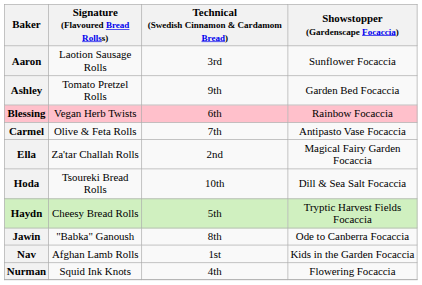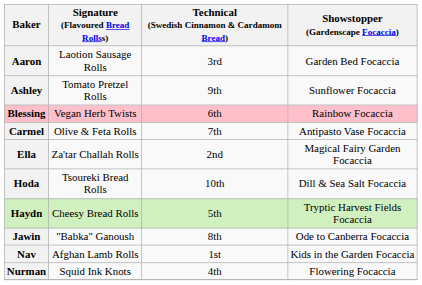(352, 60) Sunflower Focaccia -> (352, 60) Garden Bed Focaccia
(352, 90) Garden Bed Focaccia -> (352, 90) Sunflower Focaccia
